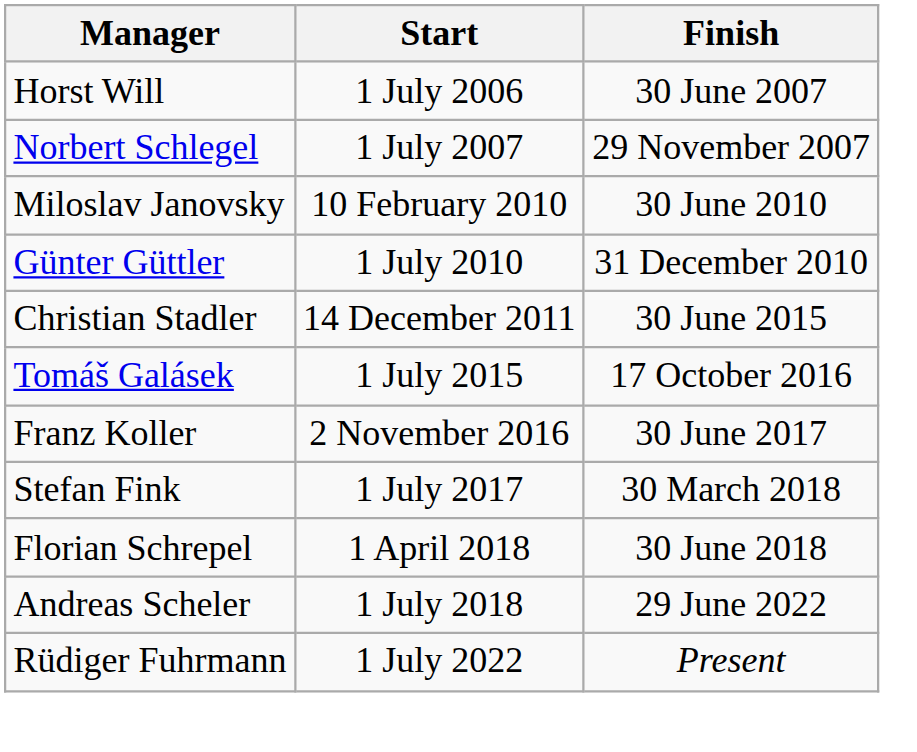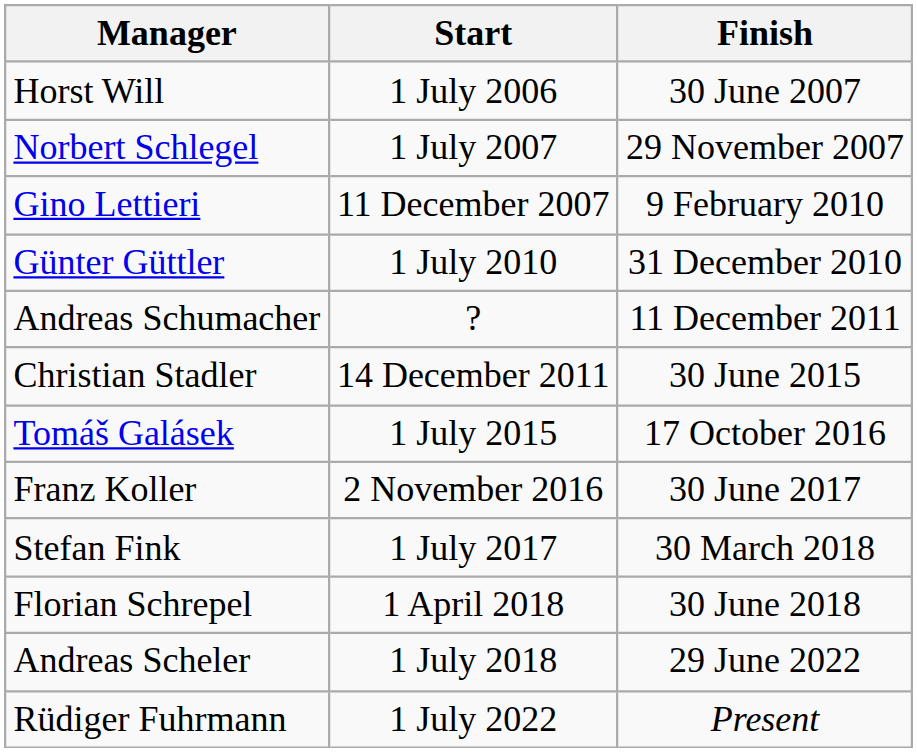+ row: (107, 204)
- row: (149, 204)
+ row: (167, 318)
